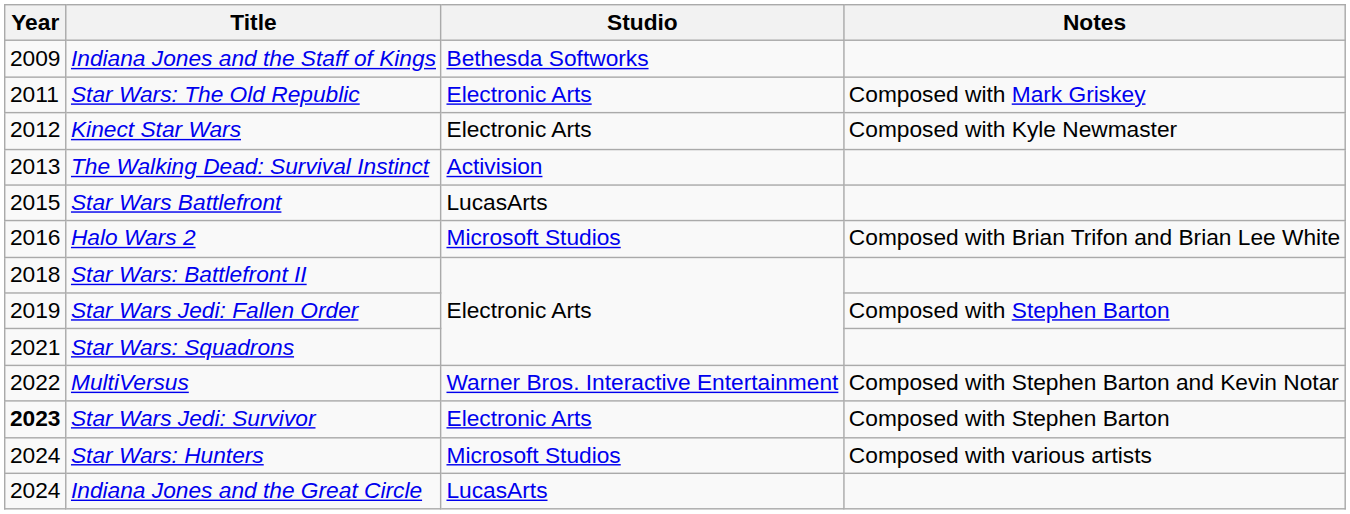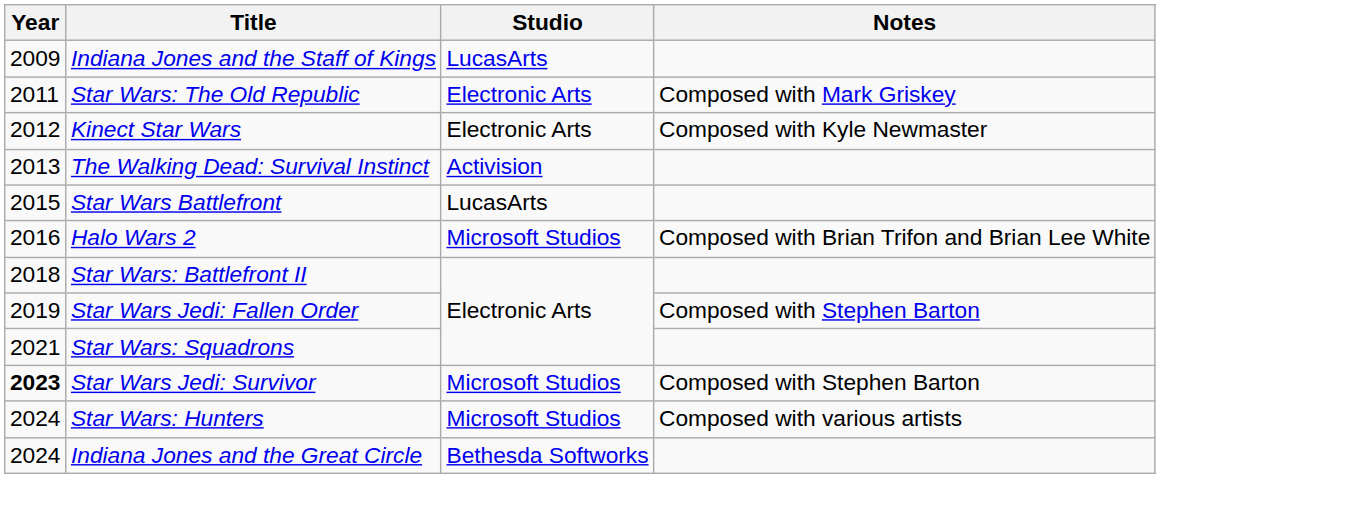(548, 58) Bethesda Softworks -> (497, 58) LucasArts
- row: (130, 382)
(519, 418) Electronic Arts -> (534, 382) Microsoft Studios
(497, 490) LucasArts -> (548, 454) Bethesda Softworks
